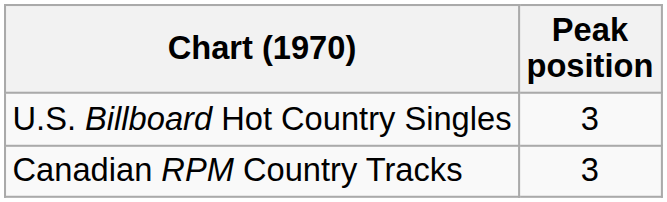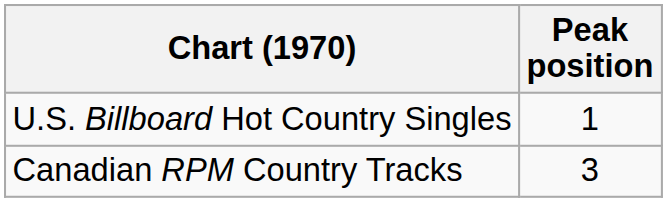(590, 118) 3 -> (590, 118) 1
